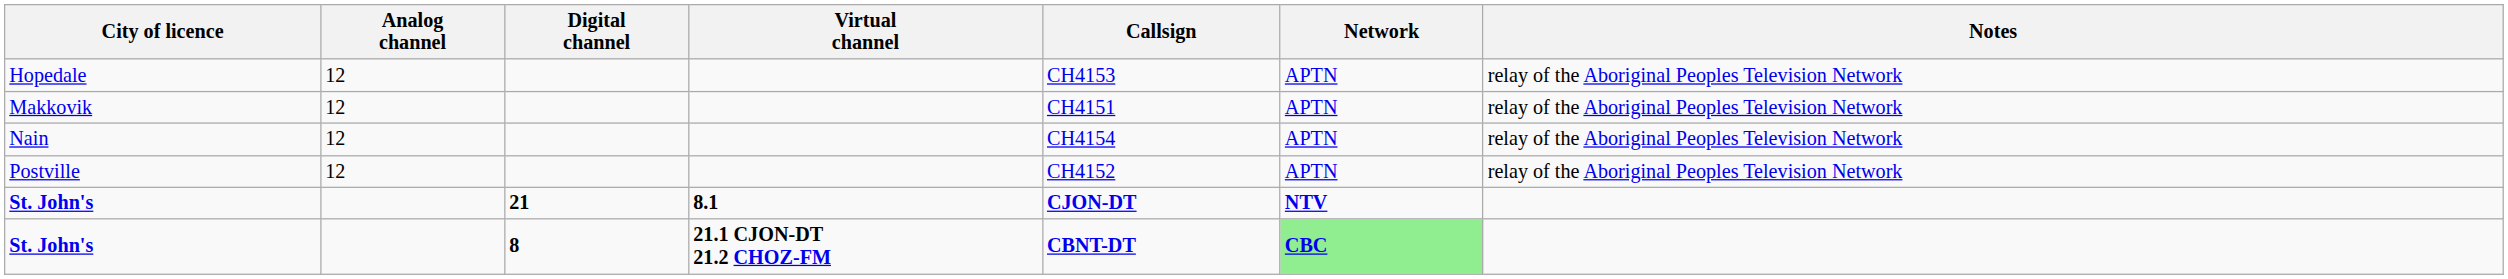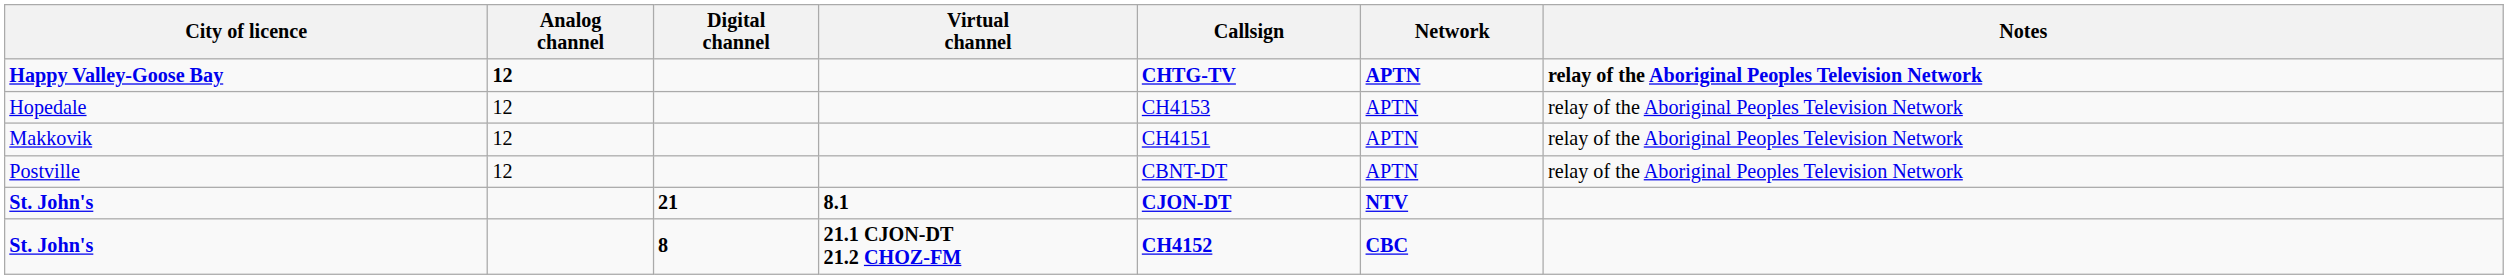+ row: (116, 75)
- row: (29, 139)
(1081, 171) CH4152 -> (1185, 171) CBNT-DT
(1091, 246) CBNT-DT -> (1177, 246) CH4152
(1306, 246) lightgreen background -> (1387, 246) no background
